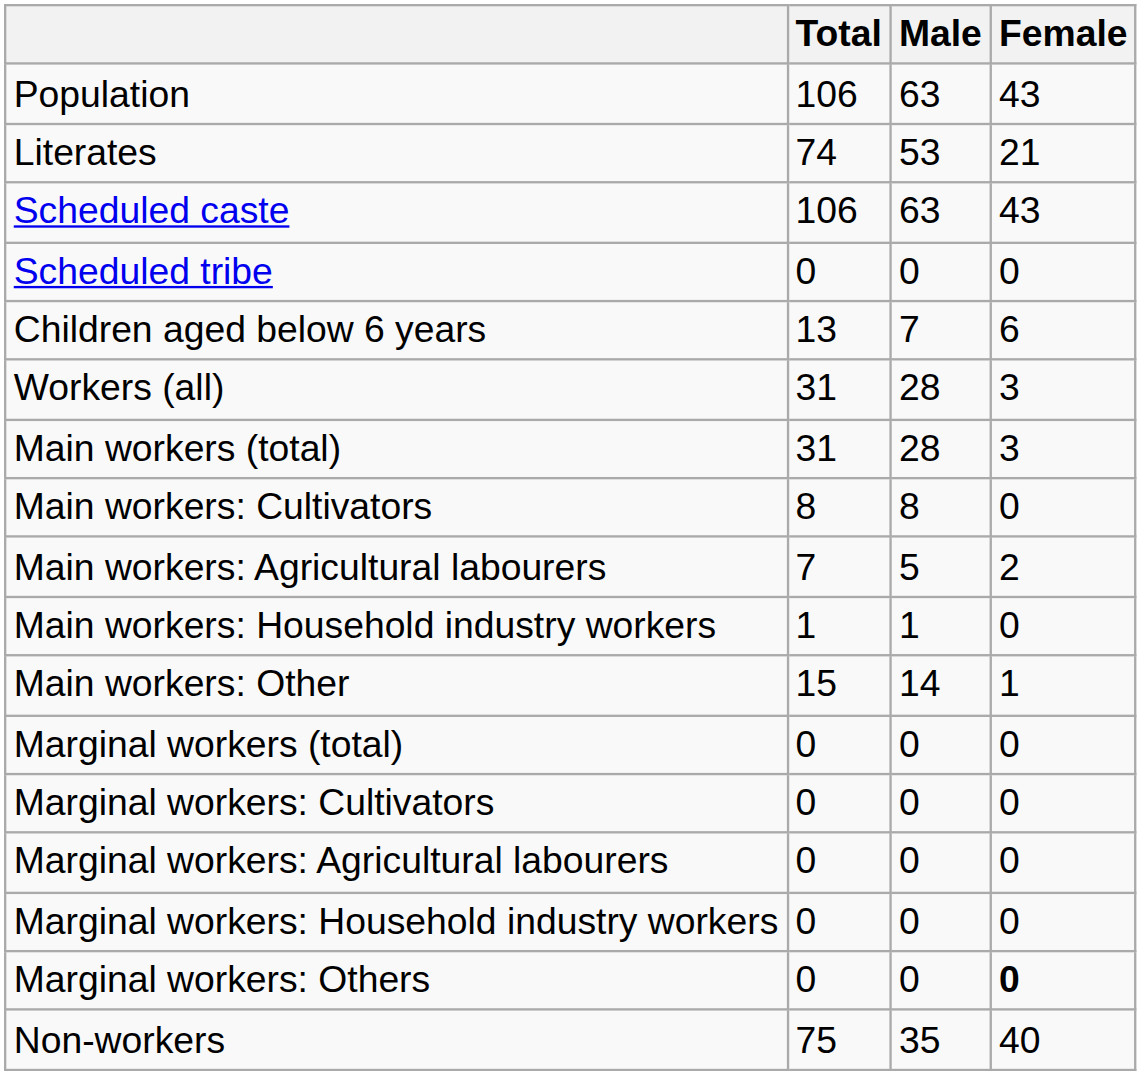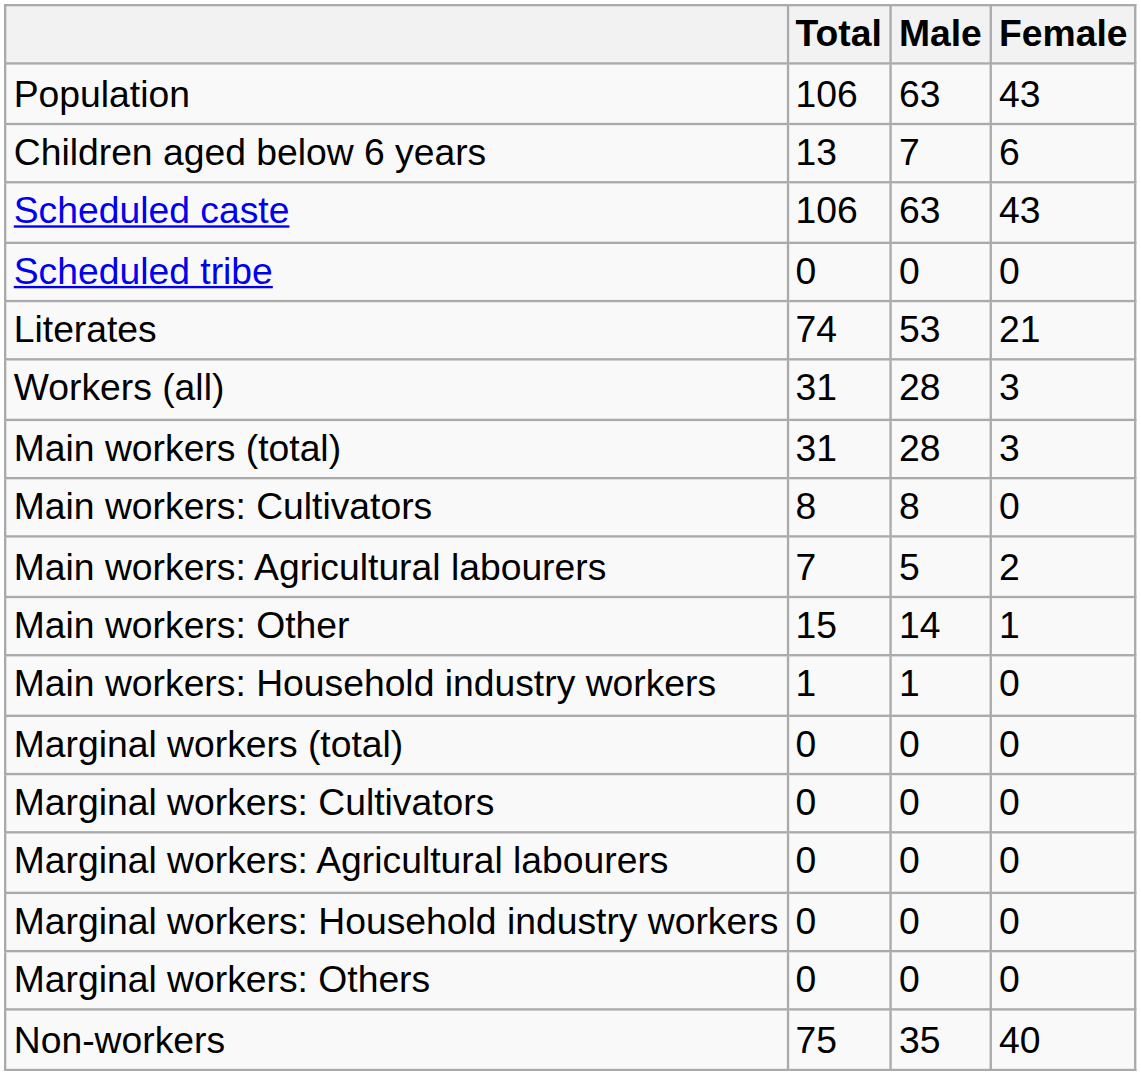rows swapped: (250, 329) <-> (85, 152)
rows swapped: (365, 625) <-> (182, 684)
(1009, 980) bold -> (1009, 980) normal
